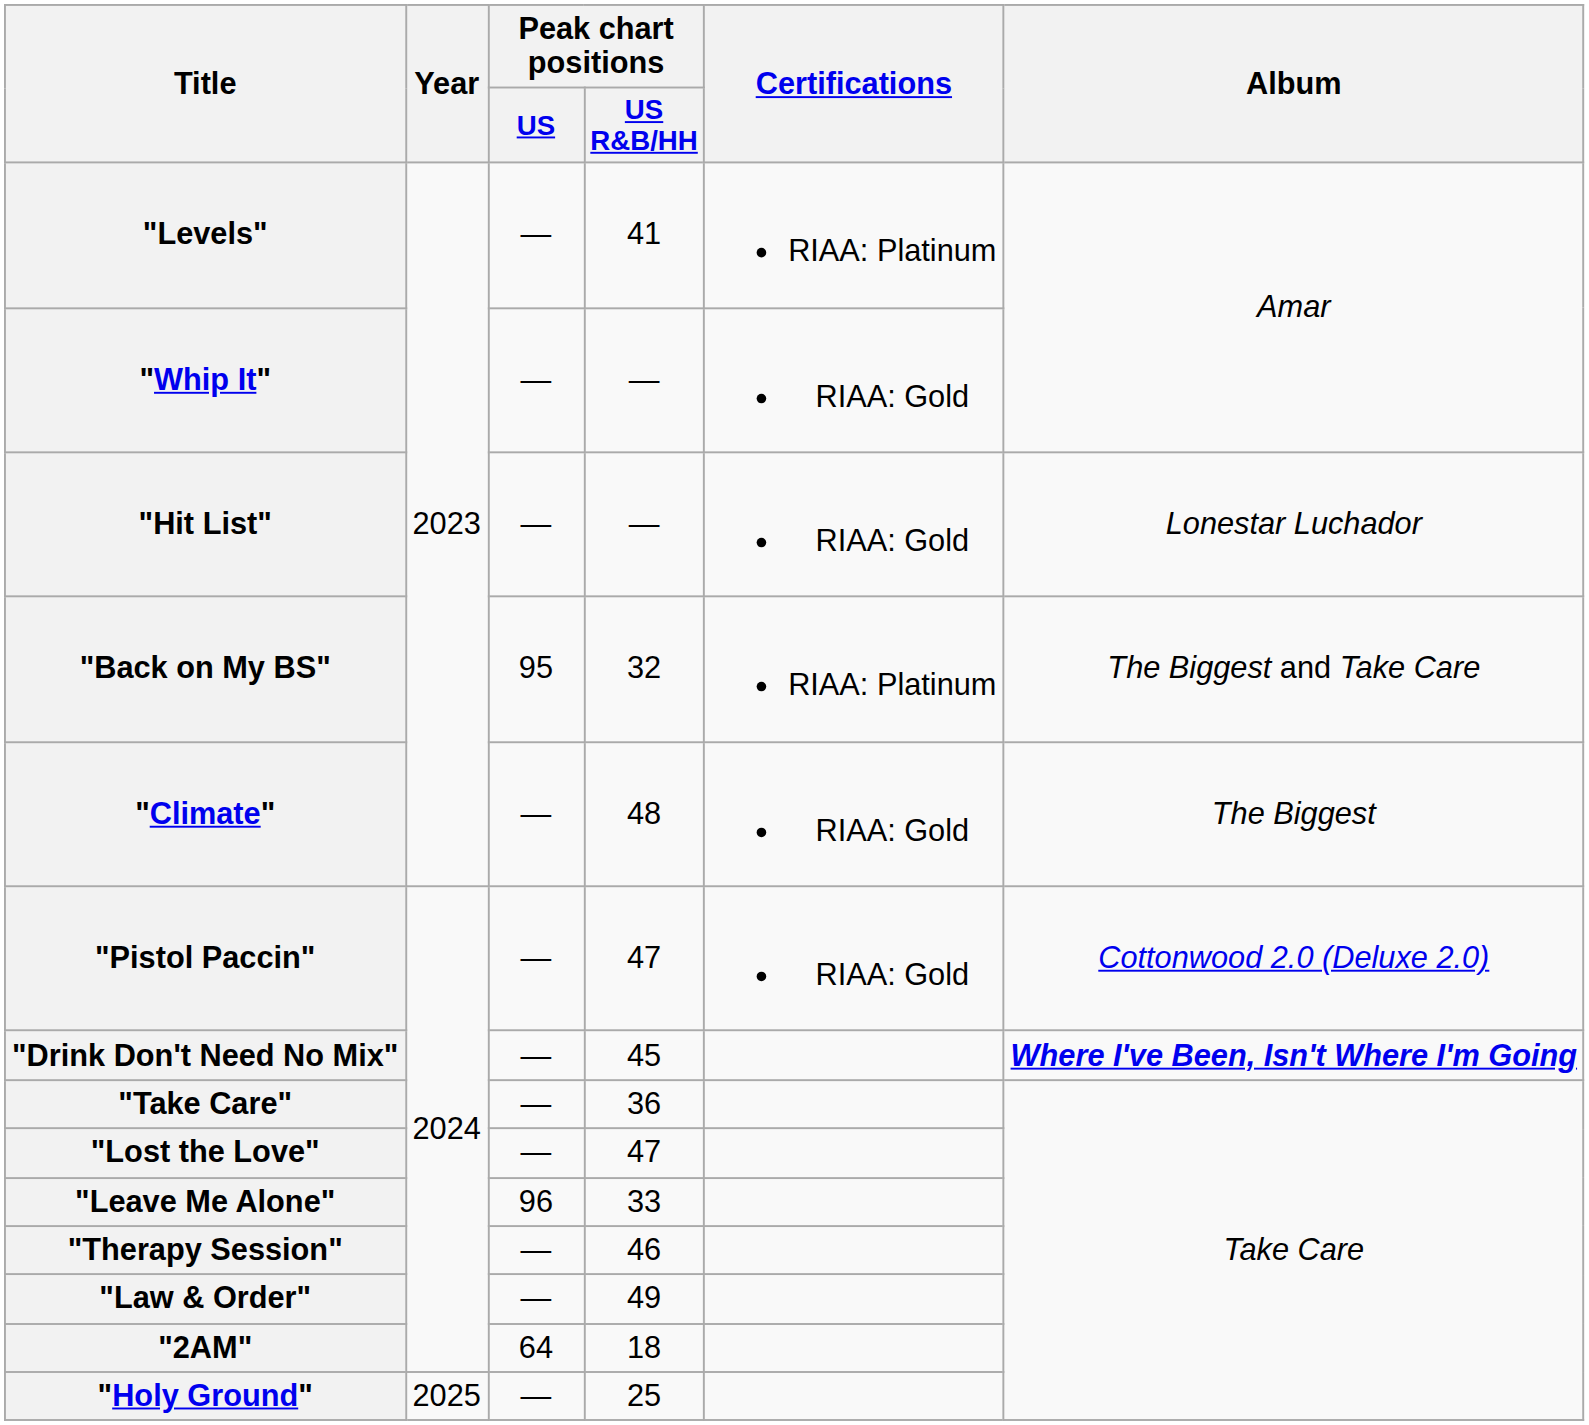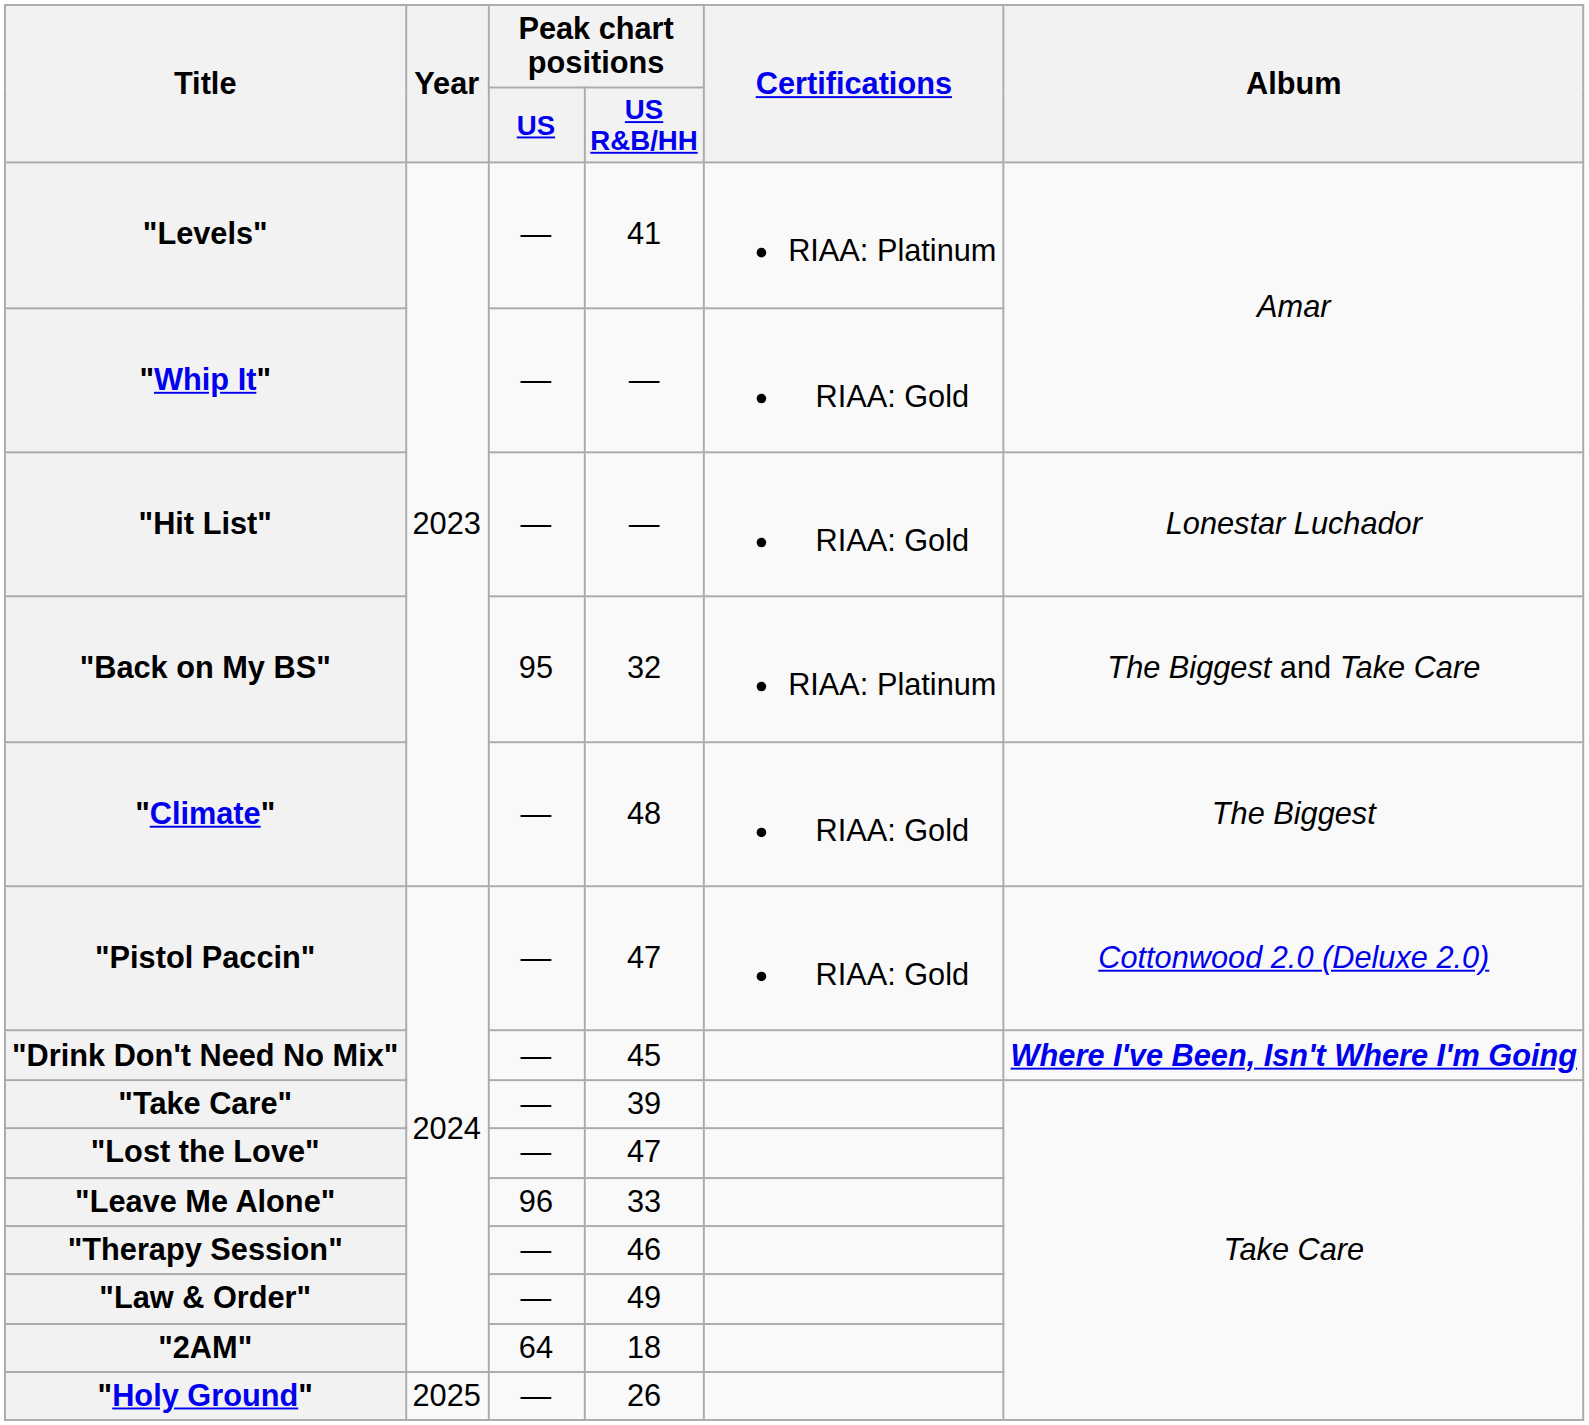(644, 1103) 36 -> (644, 1103) 39
(644, 1395) 25 -> (644, 1395) 26
